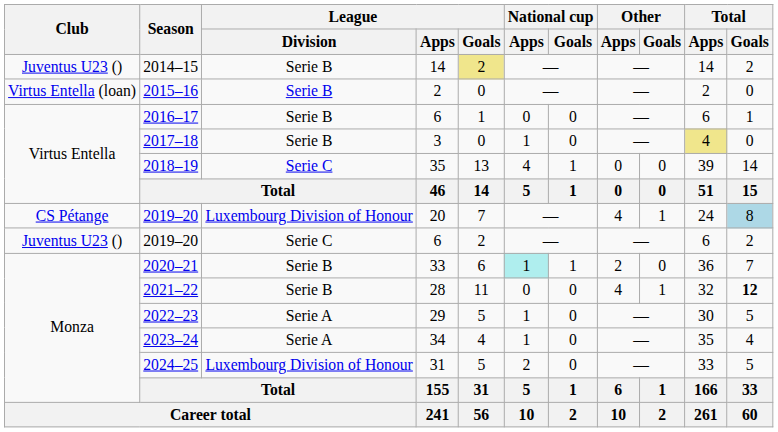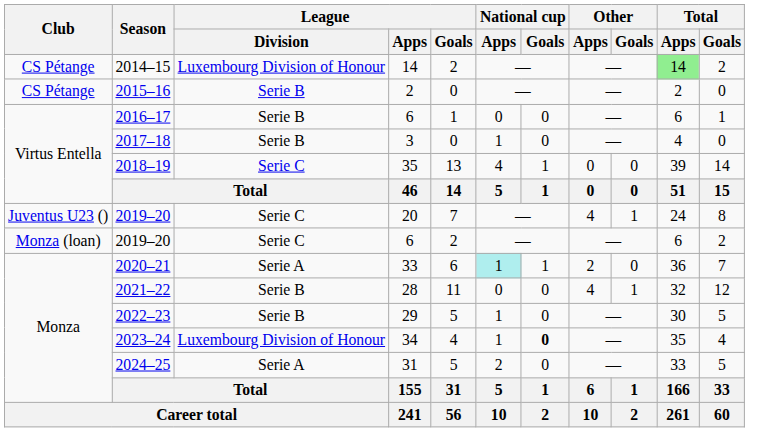(72, 66) Juventus U23 () -> (58, 66) CS Pétange
(309, 66) Serie B -> (281, 66) Luxembourg Division of Honour
(481, 66) khaki background -> (454, 66) no background
(706, 66) no background -> (678, 66) lightgreen background
(72, 91) Virtus Entella (loan) -> (58, 91) CS Pétange
(706, 141) khaki background -> (678, 141) no background
(72, 215) CS Pétange -> (58, 215) Juventus U23 ()
(309, 215) Luxembourg Division of Honour -> (281, 215) Serie C
(750, 215) lightblue background -> (722, 215) no background
(72, 240) Juventus U23 () -> (58, 240) Monza (loan)
(309, 265) Serie B -> (281, 265) Serie A
(750, 290) bold -> (722, 290) normal
(309, 315) Serie A -> (281, 315) Serie B
(309, 340) Serie A -> (281, 340) Luxembourg Division of Honour
(573, 340) normal -> (545, 340) bold
(309, 365) Luxembourg Division of Honour -> (281, 365) Serie A
